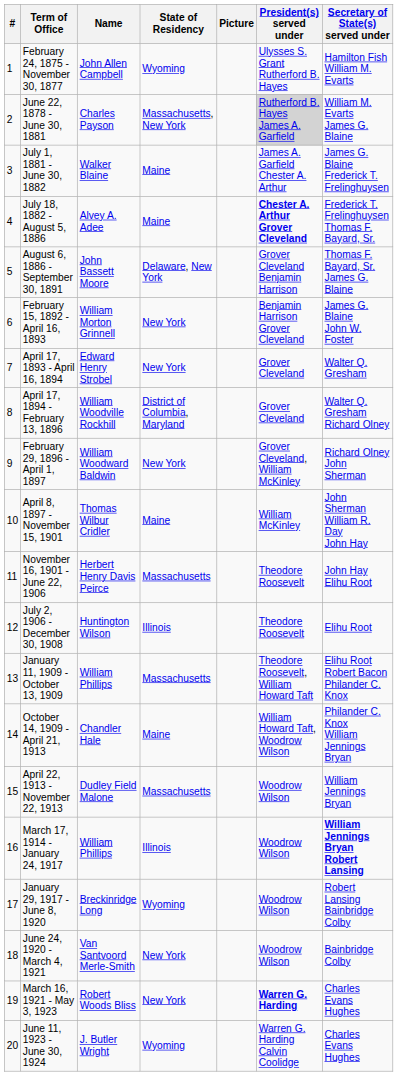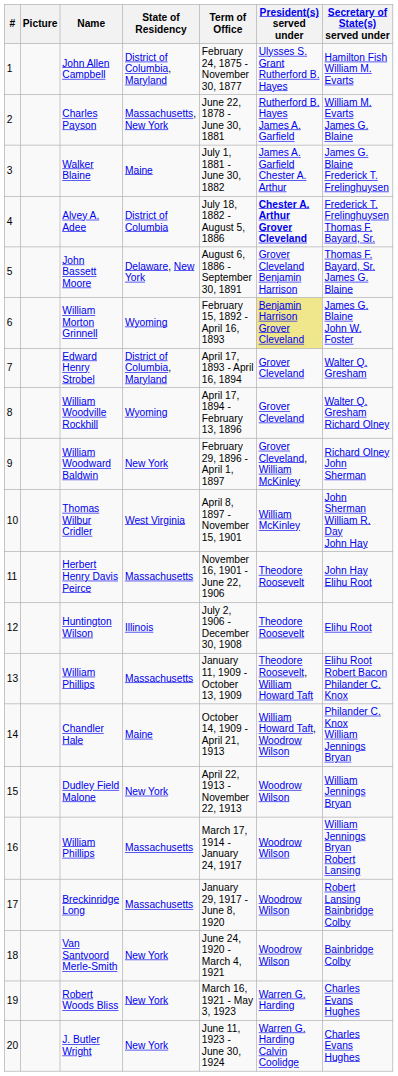columns swapped: (237, 24) <-> (49, 24)
(164, 69) Wyoming -> (148, 69) District of Columbia, Maryland
(289, 119) lightgrey background -> (289, 119) no background
(156, 221) Maine -> (147, 221) District of Columbia
(164, 323) New York -> (146, 323) Wyoming
(281, 323) no background -> (281, 323) khaki background
(164, 368) New York -> (148, 368) District of Columbia, Maryland
(165, 413) District of Columbia, Maryland -> (146, 413) Wyoming
(156, 520) Maine -> (155, 520) West Virginia
(176, 791) Massachusetts -> (147, 791) New York
(157, 848) Illinois -> (159, 848) Massachusetts
(347, 848) bold -> (345, 848) normal
(164, 905) Wyoming -> (159, 905) Massachusetts
(283, 1000) bold -> (282, 1000) normal
(164, 1045) Wyoming -> (147, 1045) New York
